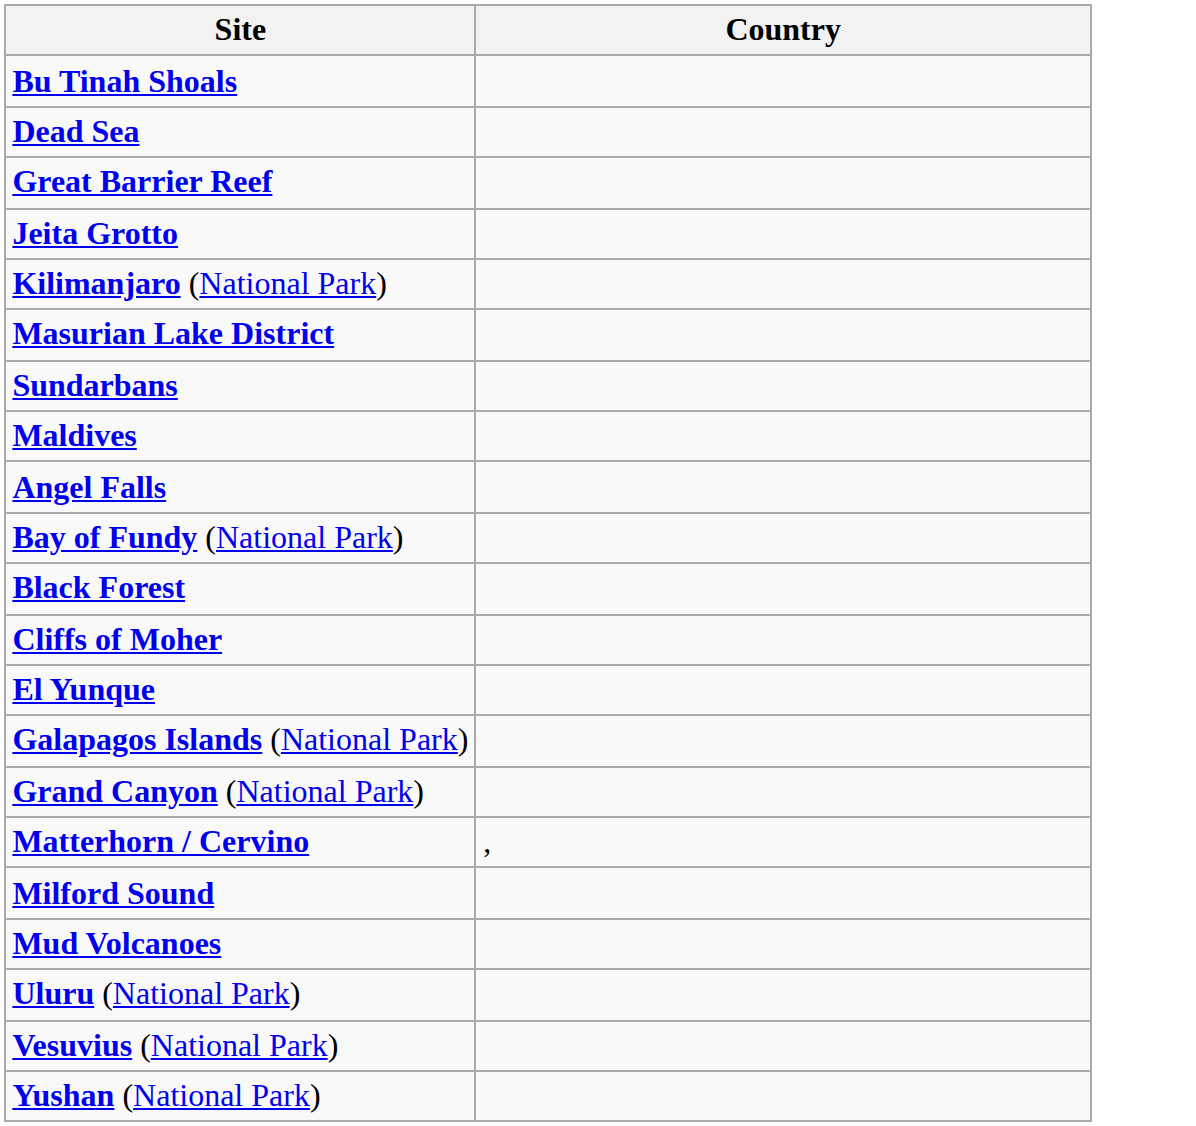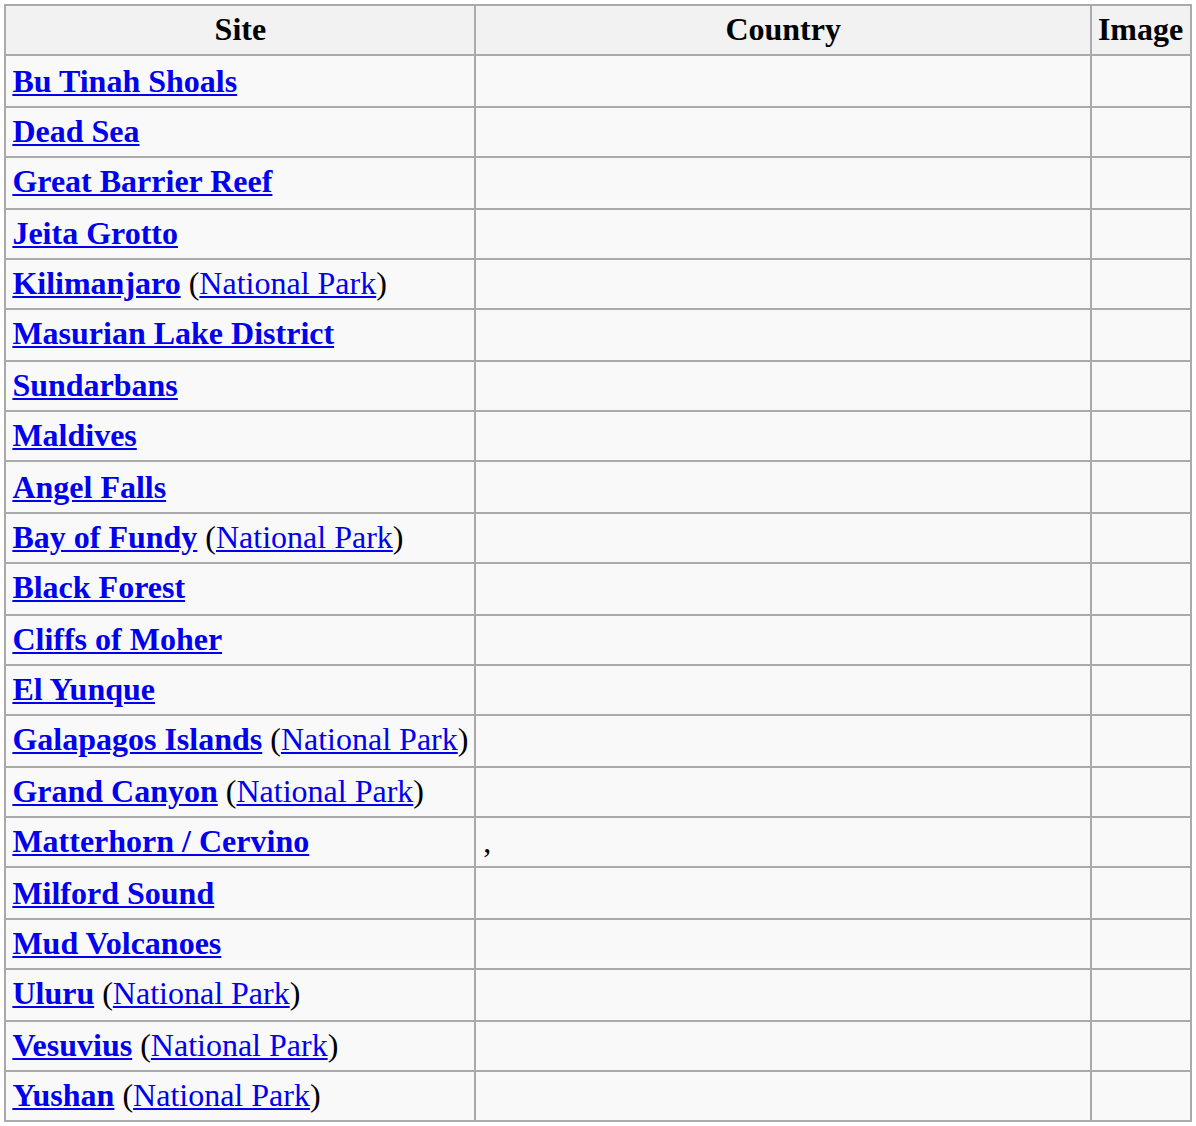+ column: (1141, 29)
